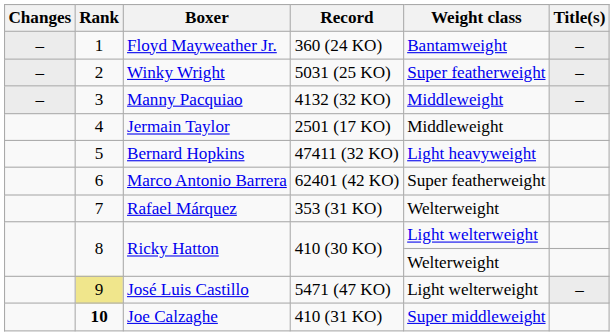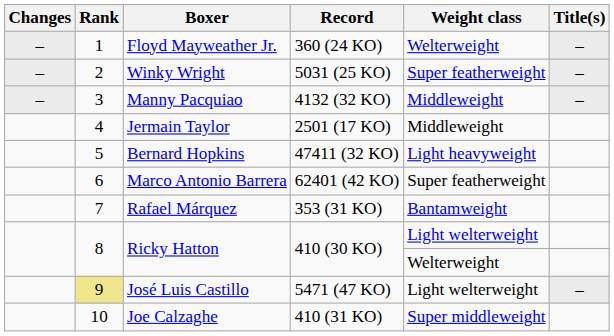(457, 45) Bantamweight -> (453, 45) Welterweight
(453, 208) Welterweight -> (457, 208) Bantamweight
(99, 316) bold -> (99, 316) normal
